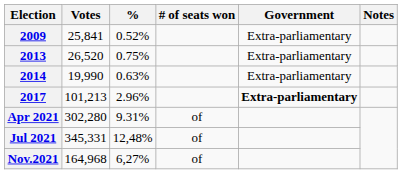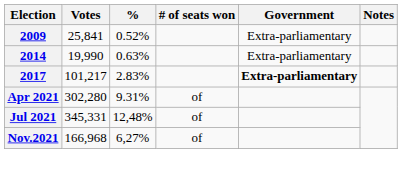- row: (33, 55)
(86, 96) 101,213 -> (86, 76) 101,217
(133, 96) 2.96% -> (133, 76) 2.83%
(86, 158) 164,968 -> (86, 138) 166,968
